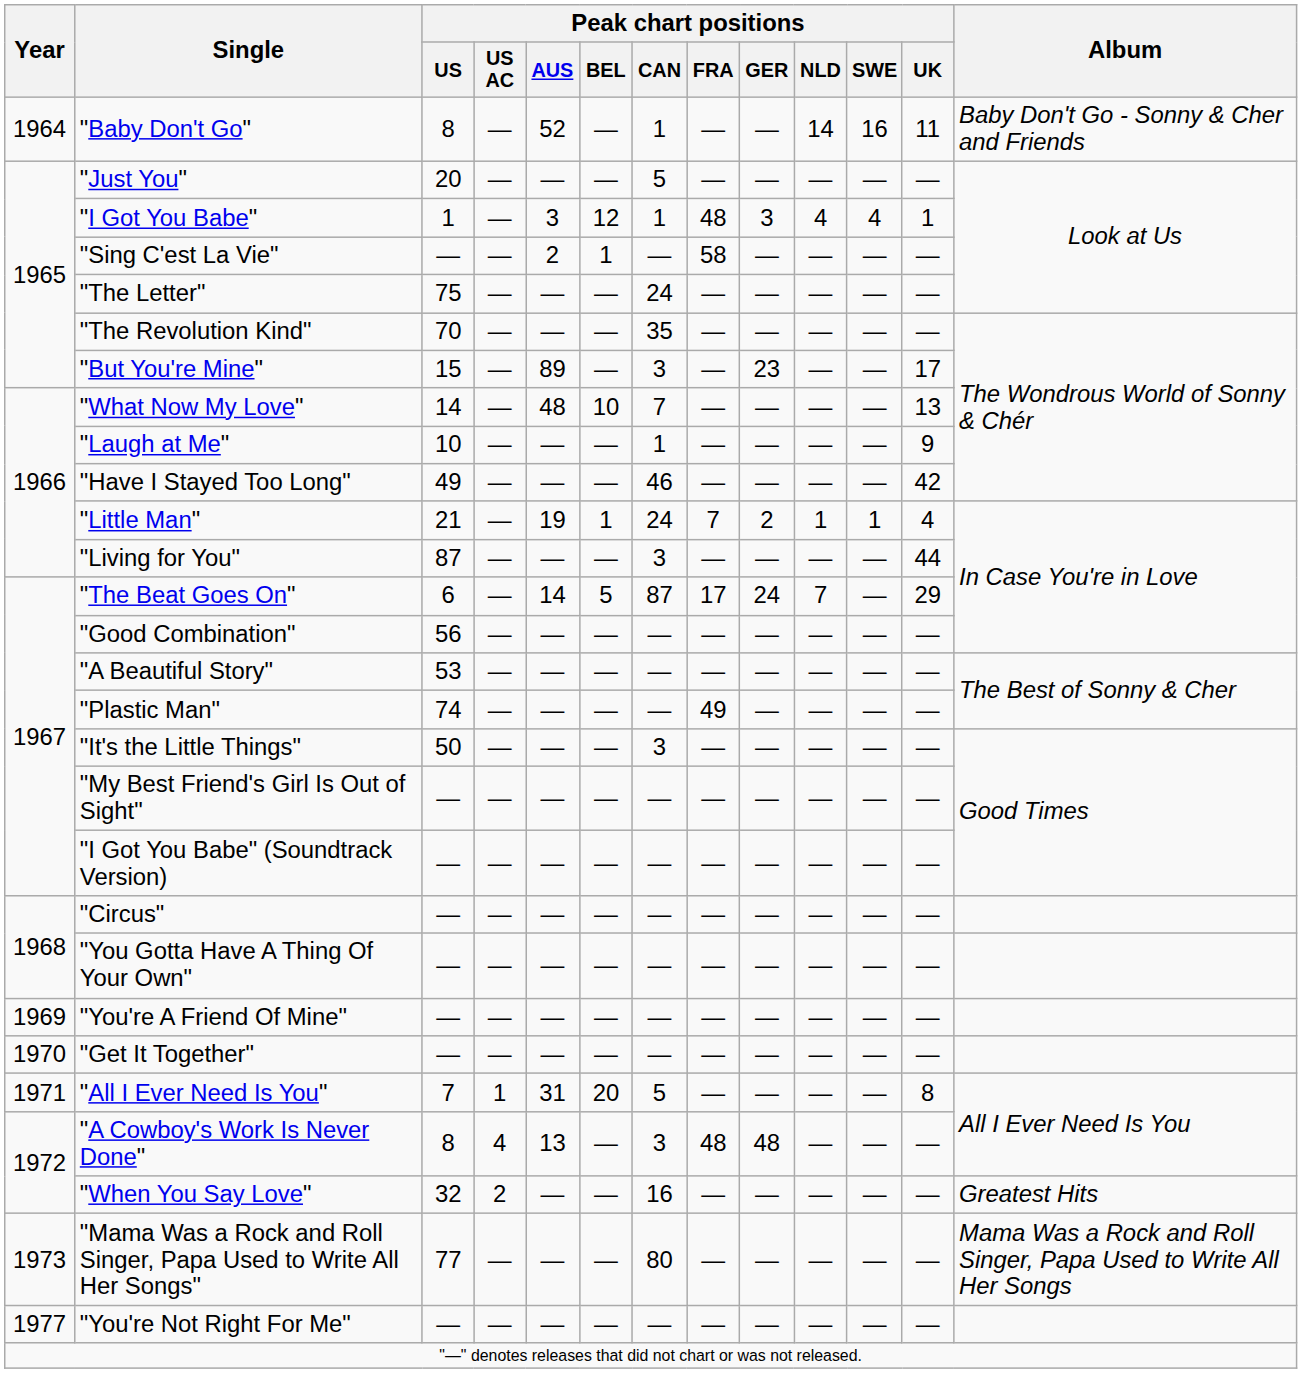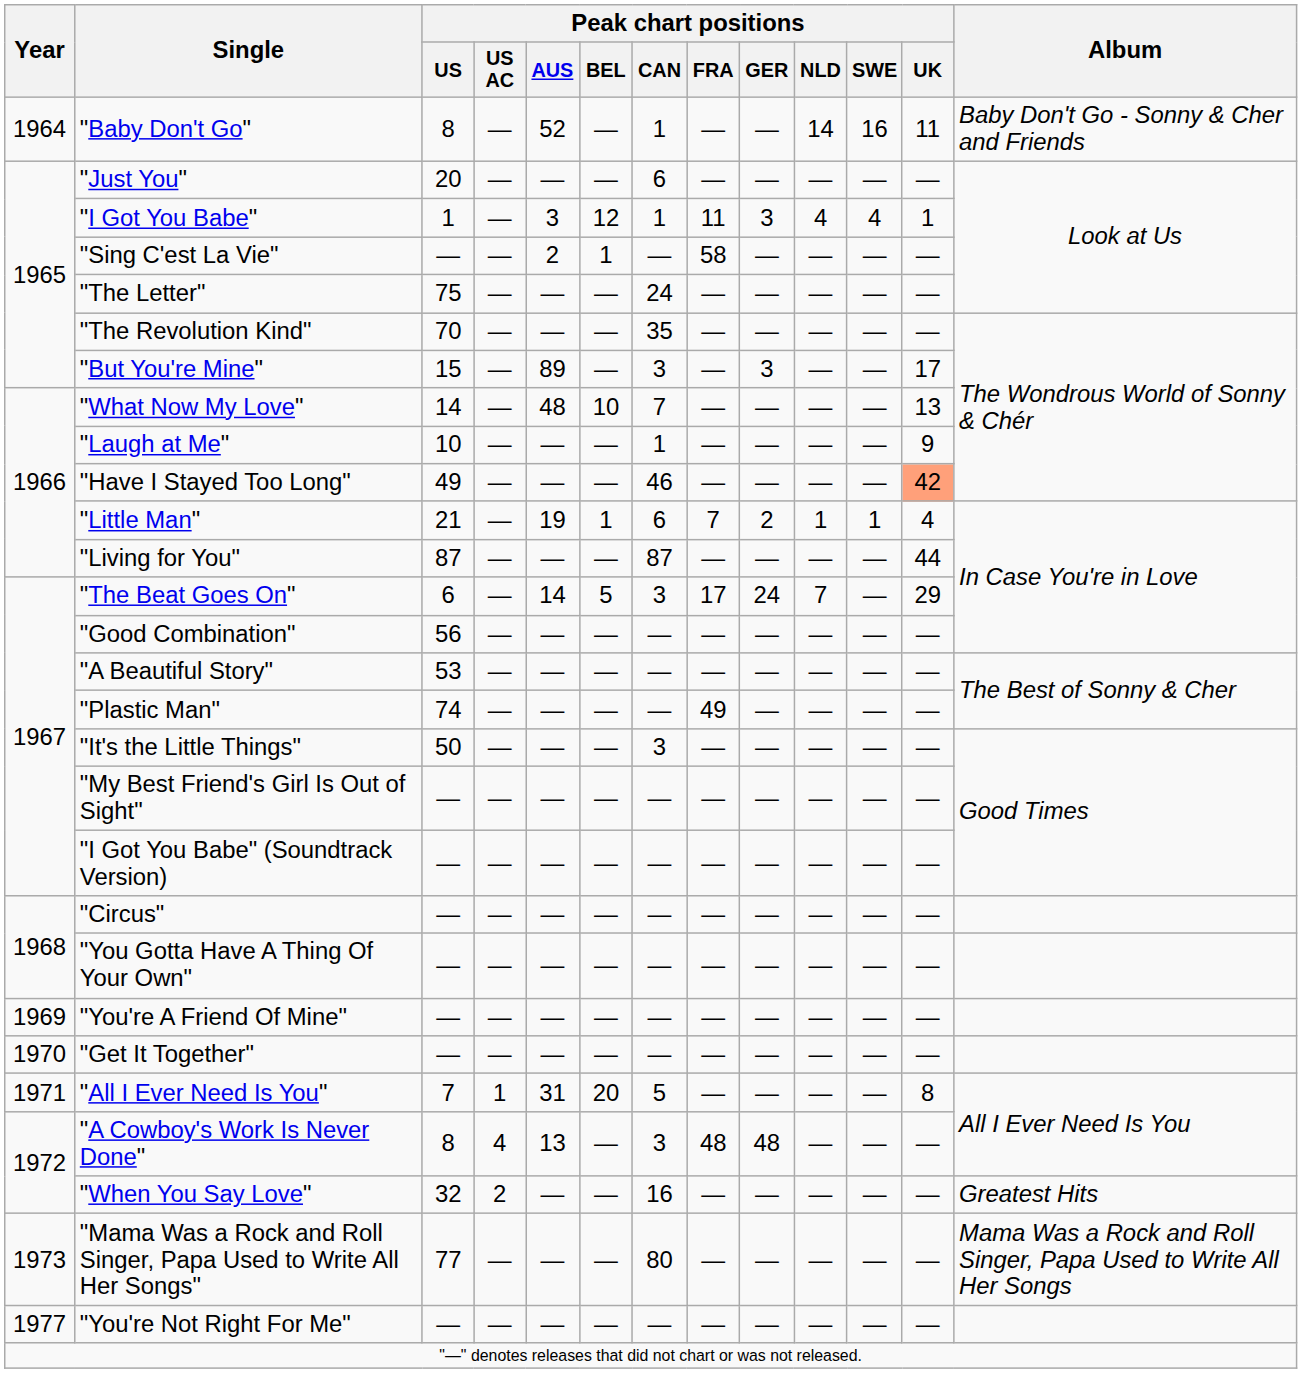(659, 179) 5 -> (659, 179) 6
(713, 217) 48 -> (713, 217) 11
(767, 368) 23 -> (767, 368) 3
(928, 482) no background -> (928, 482) lightsalmon background
(659, 520) 24 -> (659, 520) 6
(659, 558) 3 -> (659, 558) 87
(659, 595) 87 -> (659, 595) 3
